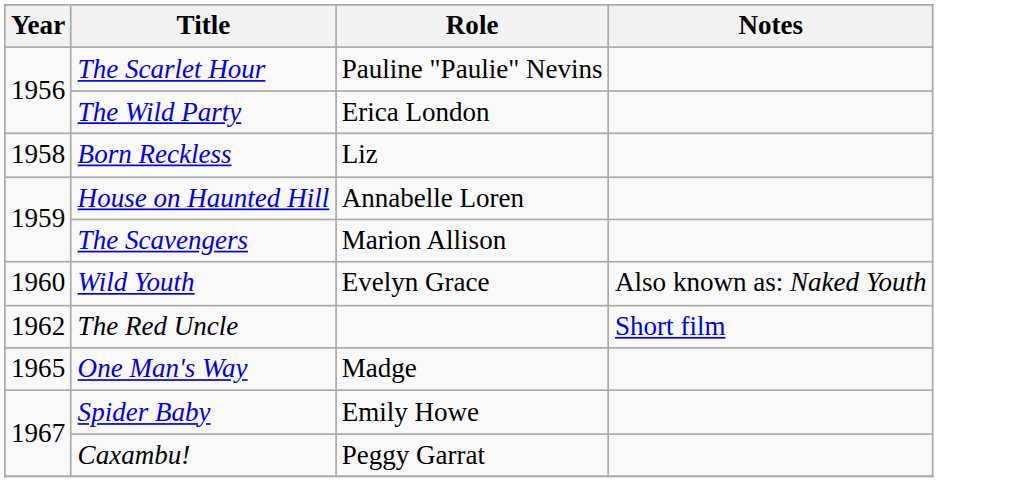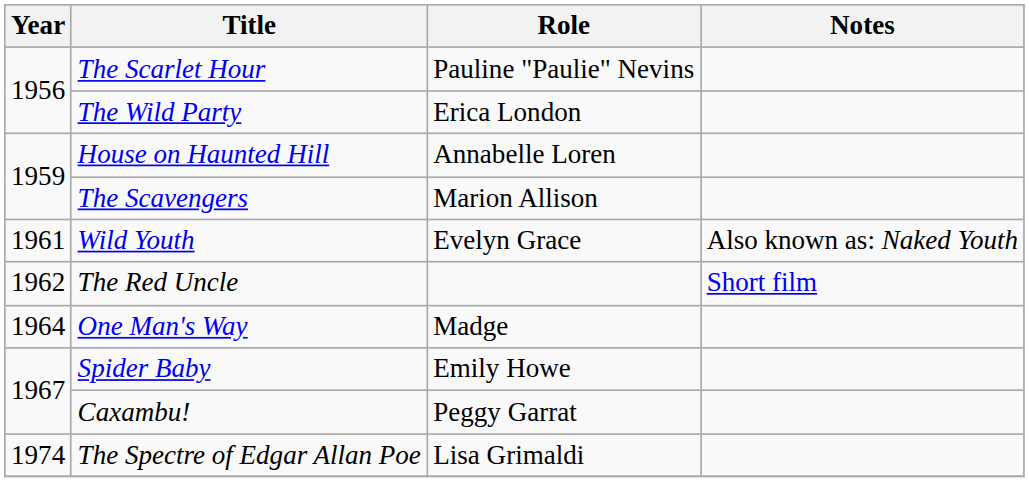- row: (155, 154)
(38, 283) 1960 -> (38, 240) 1961
(38, 369) 1965 -> (38, 326) 1964
+ row: (249, 454)
